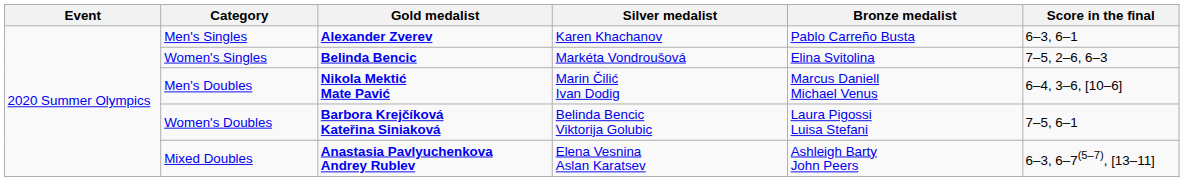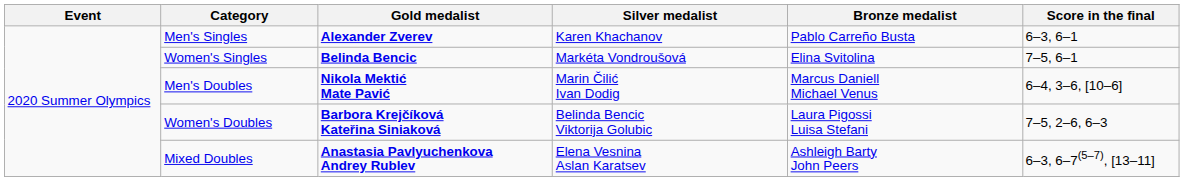(1066, 58) 7–5, 2–6, 6–3 -> (1052, 58) 7–5, 6–1
(1052, 122) 7–5, 6–1 -> (1066, 122) 7–5, 2–6, 6–3
